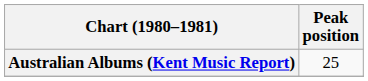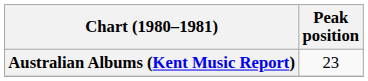(331, 62) 25 -> (331, 62) 23
